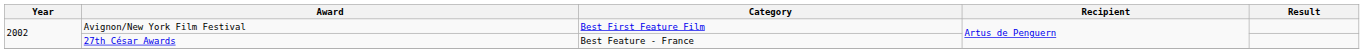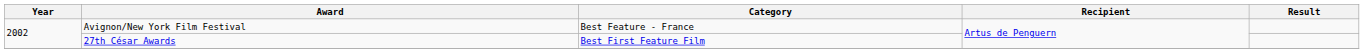(643, 26) Best First Feature Film -> (637, 26) Best Feature - France
(637, 41) Best Feature - France -> (643, 41) Best First Feature Film
